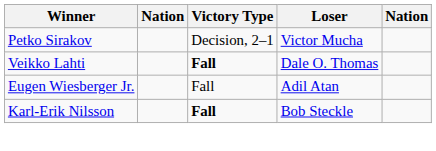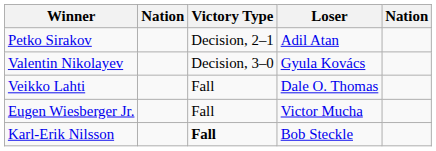(322, 39) Victor Mucha -> (310, 39) Adil Atan
+ row: (66, 63)
(204, 63) bold -> (203, 87) normal
(310, 87) Adil Atan -> (322, 110) Victor Mucha
